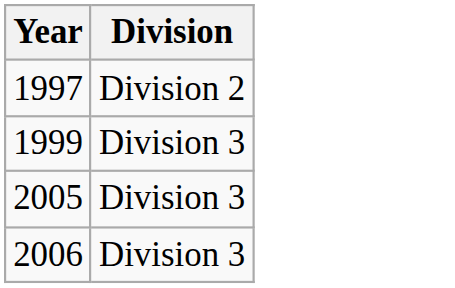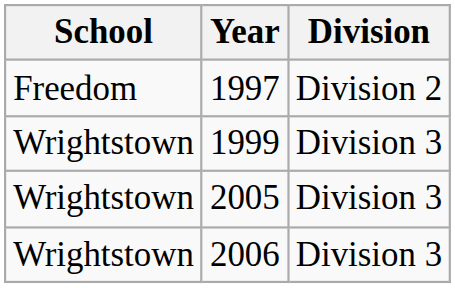+ column: (103, 32)
